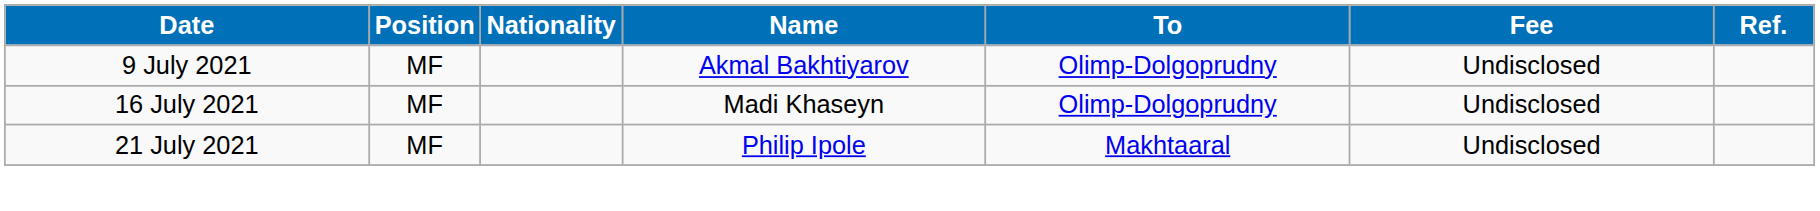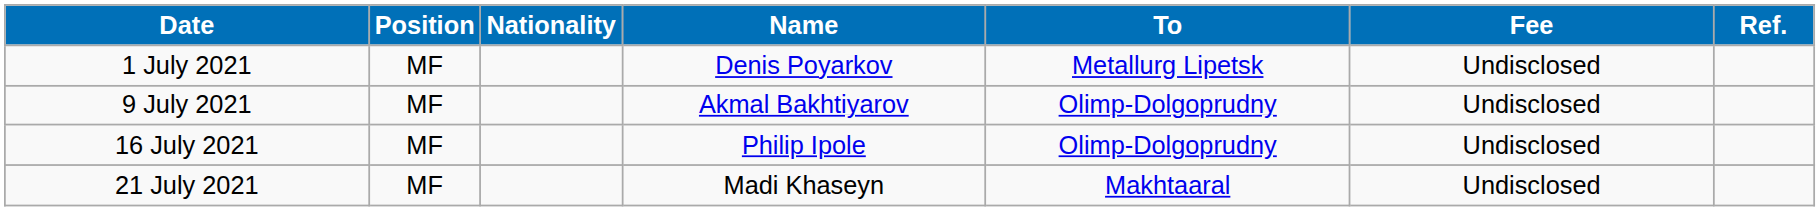+ row: (187, 65)
(804, 105) Madi Khaseyn -> (804, 145) Philip Ipole
(804, 145) Philip Ipole -> (804, 185) Madi Khaseyn
